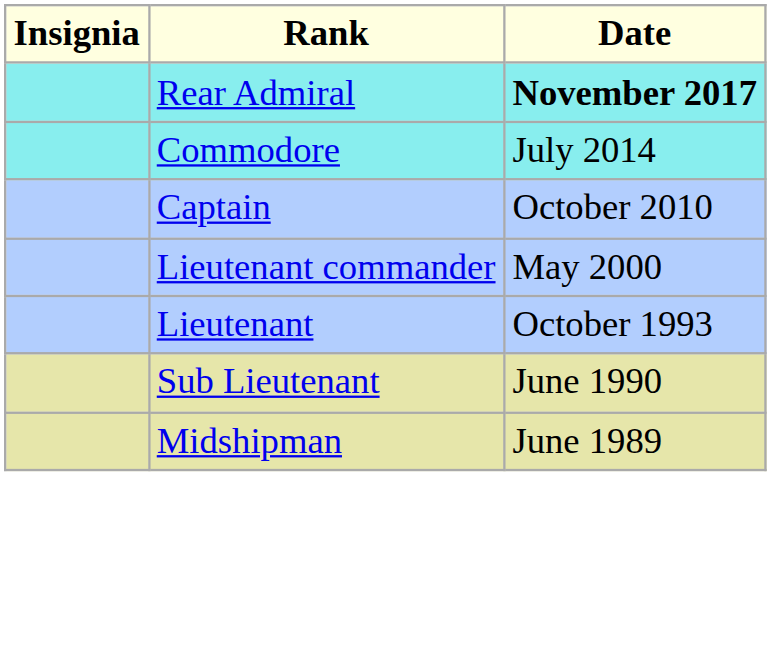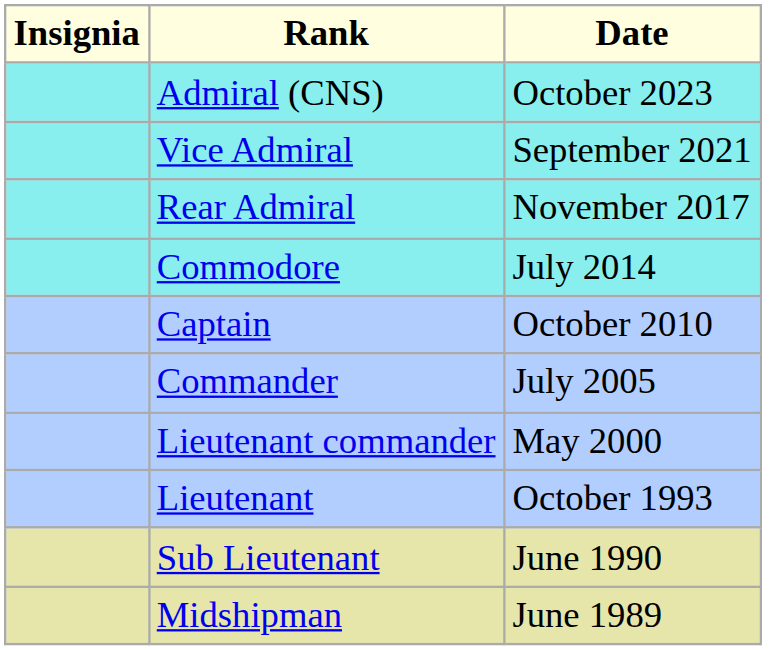+ row: (270, 91)
+ row: (255, 149)
(635, 91) bold -> (631, 207) normal
+ row: (247, 382)
